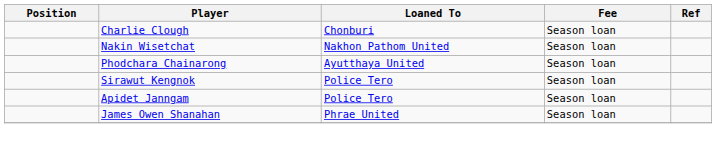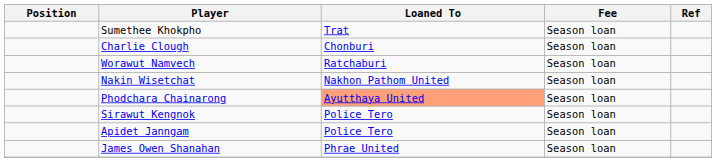+ row: (151, 30)
+ row: (148, 64)
(374, 64) no background -> (374, 98) lightsalmon background
